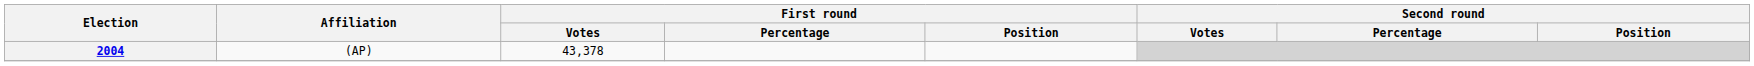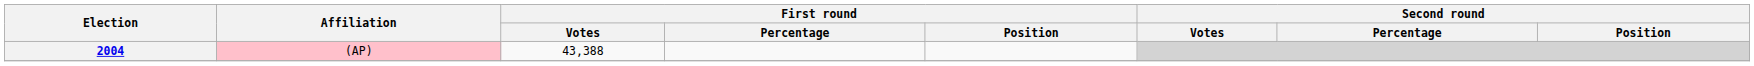(359, 51) no background -> (359, 51) pink background
(583, 51) 43,378 -> (583, 51) 43,388
